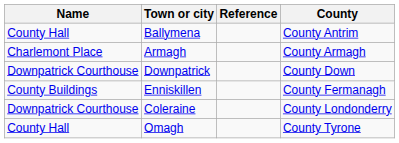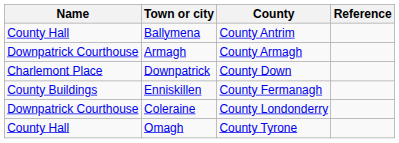columns swapped: (337, 14) <-> (248, 14)
(55, 52) Charlemont Place -> (73, 52) Downpatrick Courthouse
(73, 71) Downpatrick Courthouse -> (55, 71) Charlemont Place
